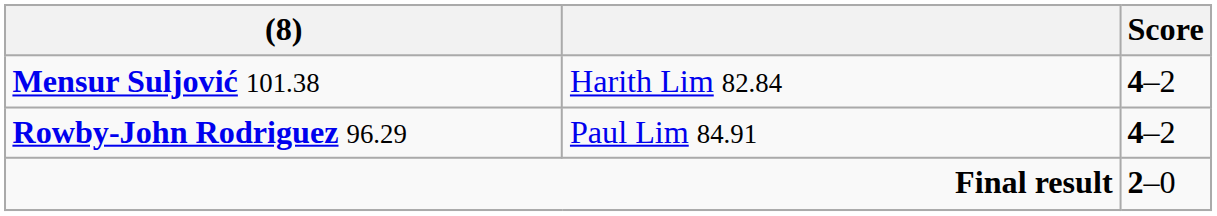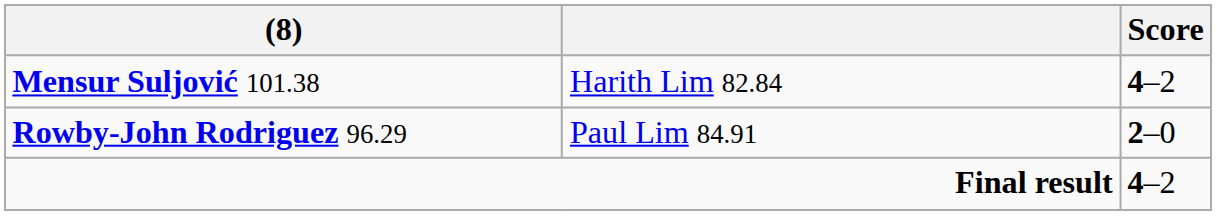(1152, 132) 4–2 -> (1152, 132) 2–0
(1152, 183) 2–0 -> (1152, 183) 4–2
